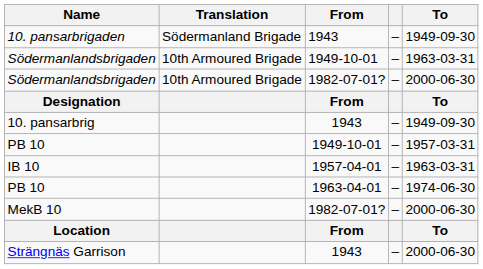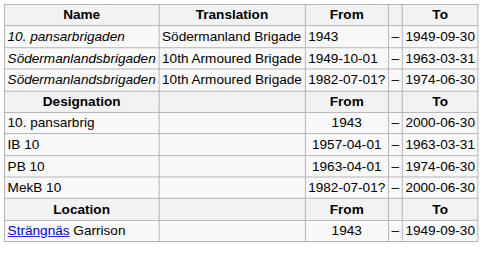(440, 79) 2000-06-30 -> (440, 79) 1974-06-30
(440, 123) 1949-09-30 -> (440, 123) 2000-06-30
- row: (26, 144)
(440, 252) 2000-06-30 -> (440, 230) 1949-09-30
